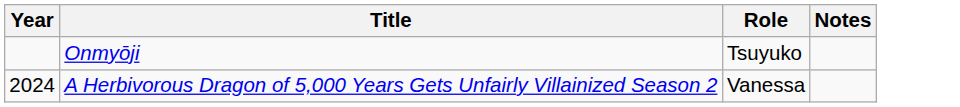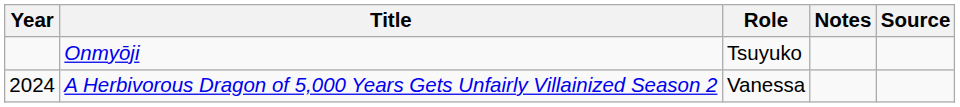+ column: (916, 20)
